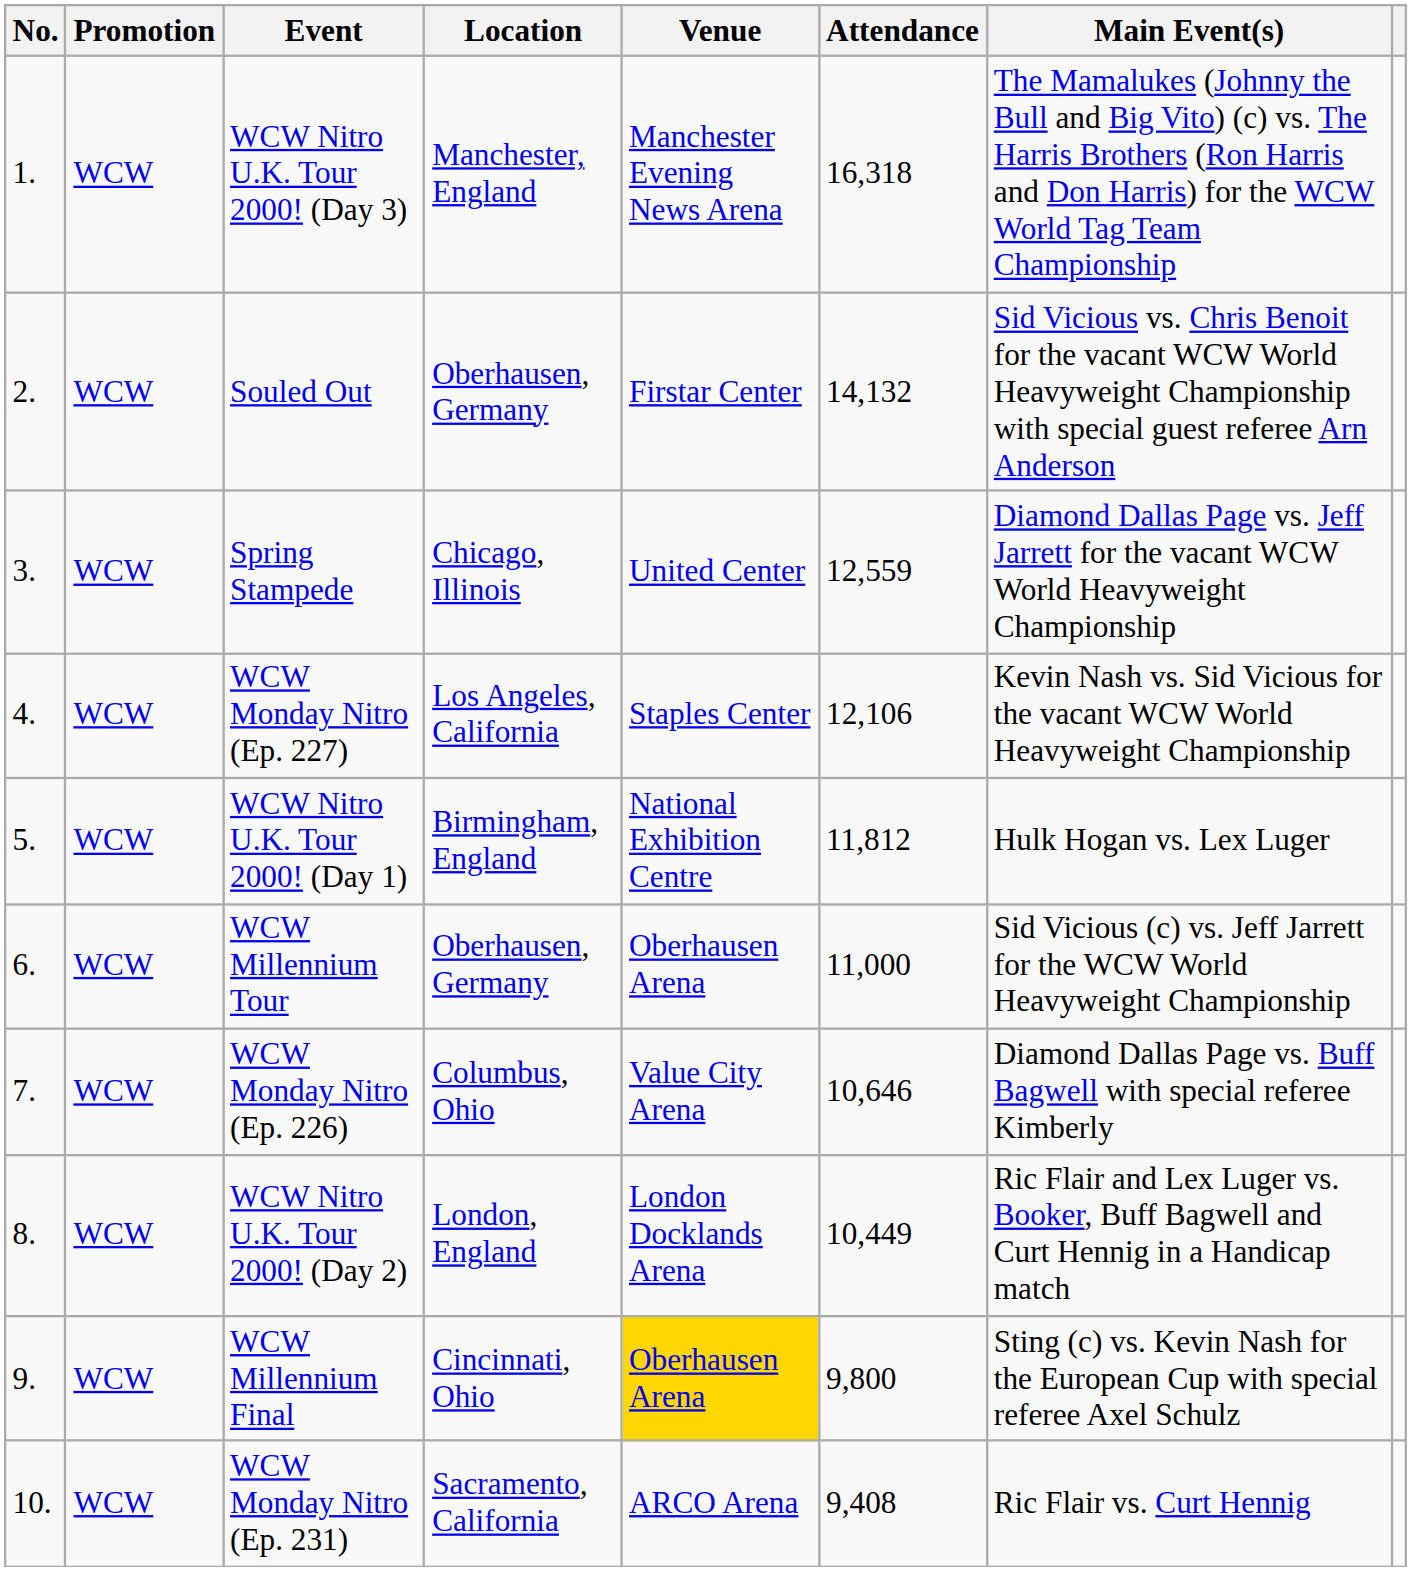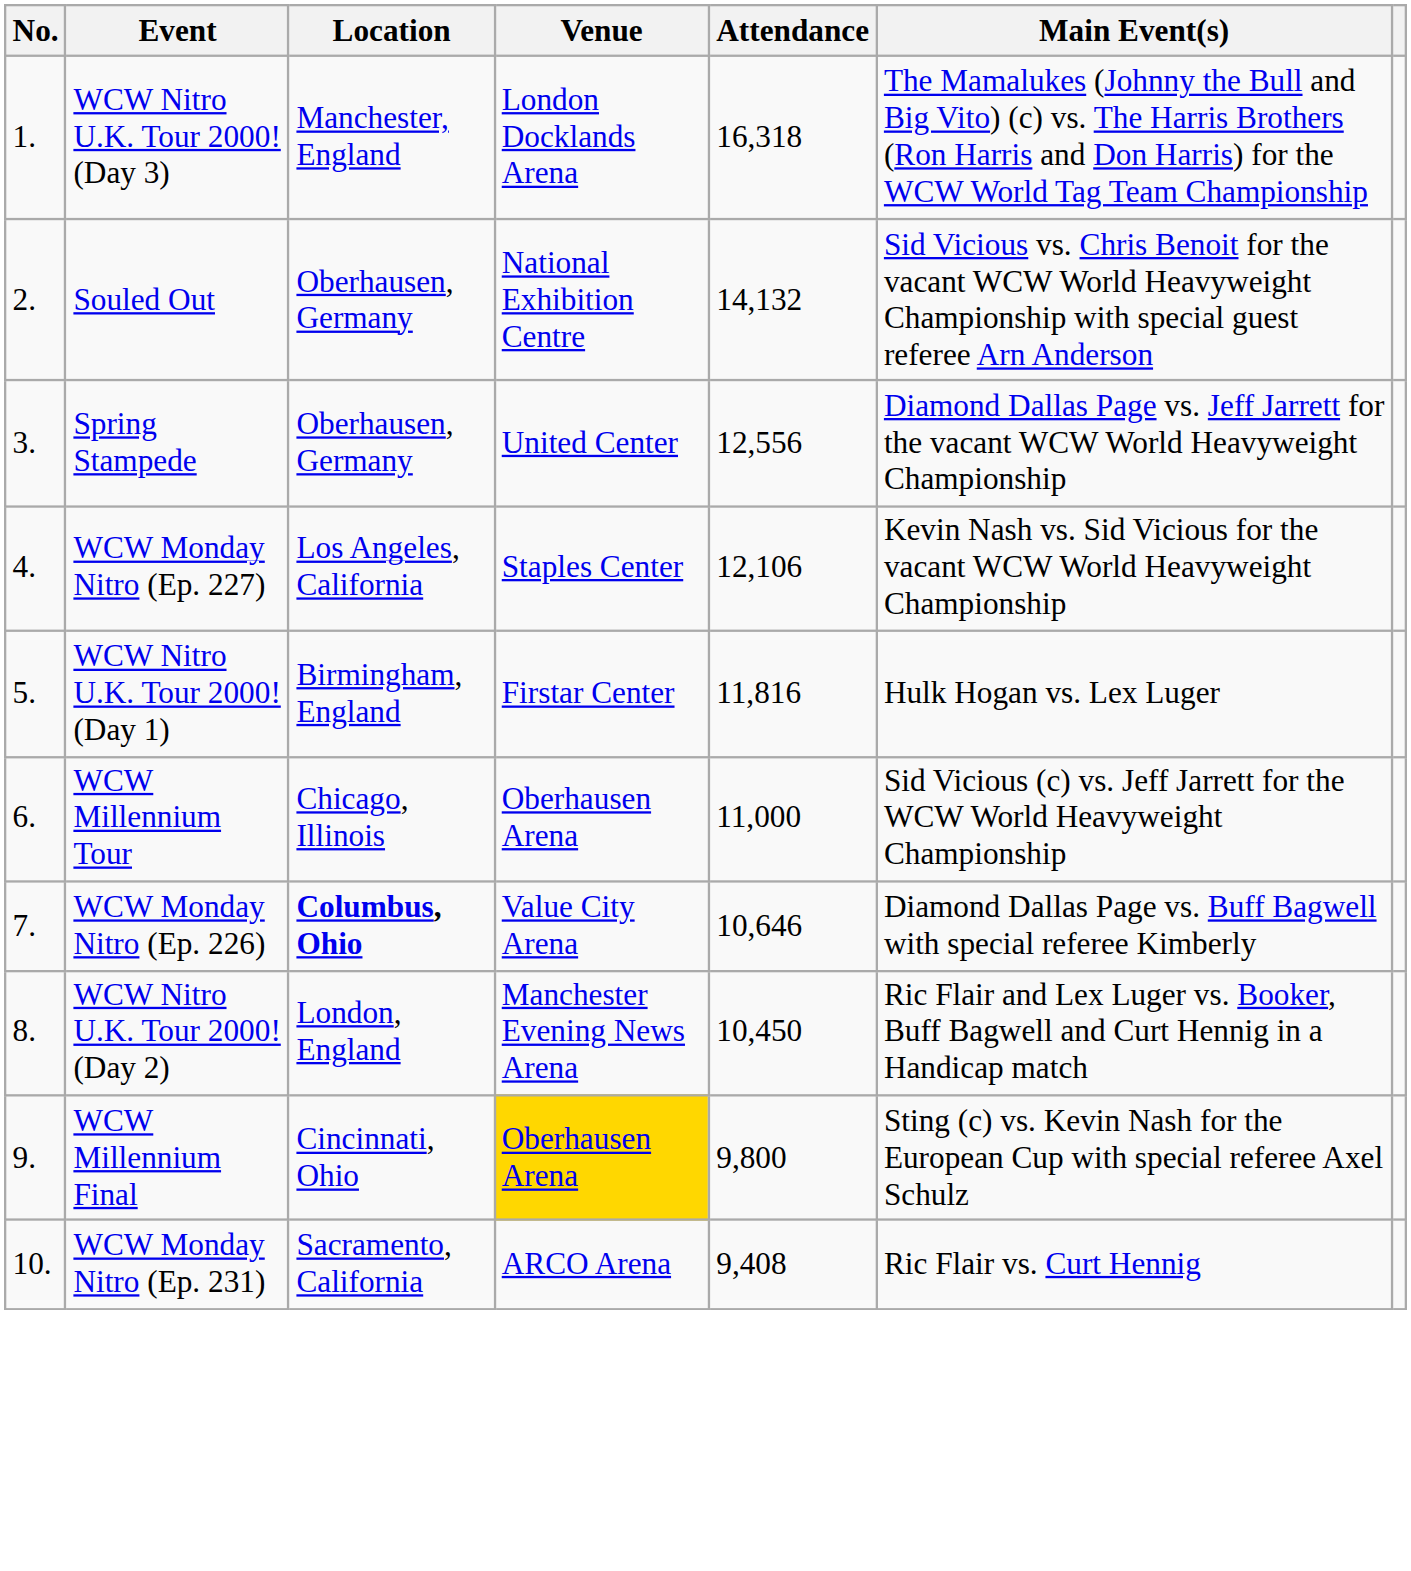- column: (144, 29)
(706, 173) Manchester Evening News Arena -> (569, 136) London Docklands Arena
(715, 390) Firstar Center -> (568, 298) National Exhibition Centre
(488, 571) Chicago, Illinois -> (375, 442) Oberhausen, Germany
(869, 571) 12,559 -> (759, 442) 12,556
(695, 839) National Exhibition Centre -> (588, 692) Firstar Center
(869, 839) 11,812 -> (759, 692) 11,816
(511, 965) Oberhausen, Germany -> (352, 817) Chicago, Illinois
(500, 1090) normal -> (369, 924) bold
(696, 1233) London Docklands Arena -> (593, 1031) Manchester Evening News Arena
(869, 1233) 10,449 -> (759, 1031) 10,450
